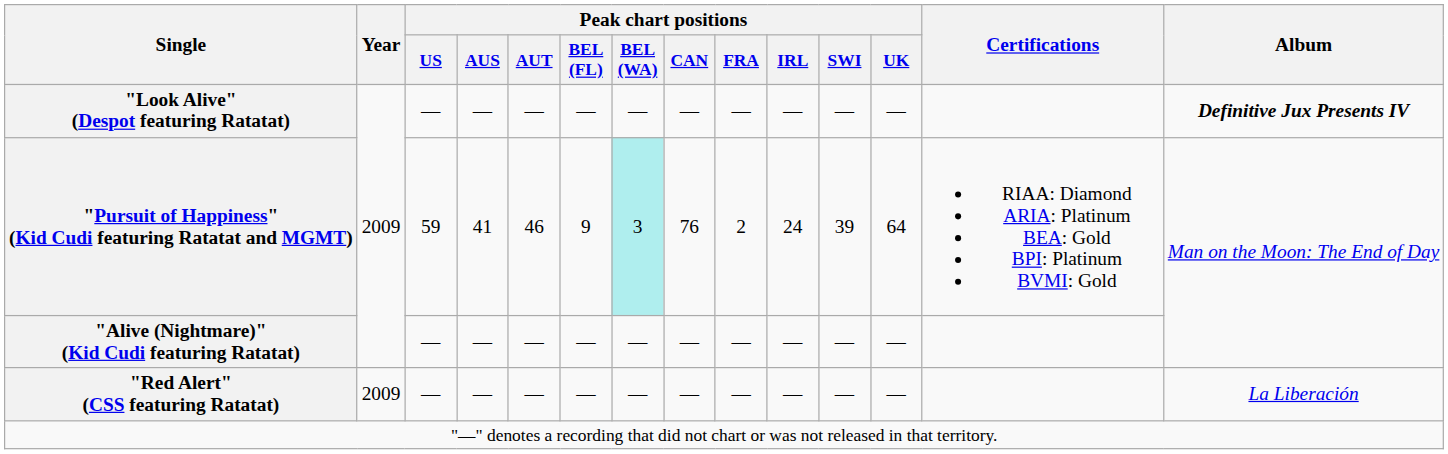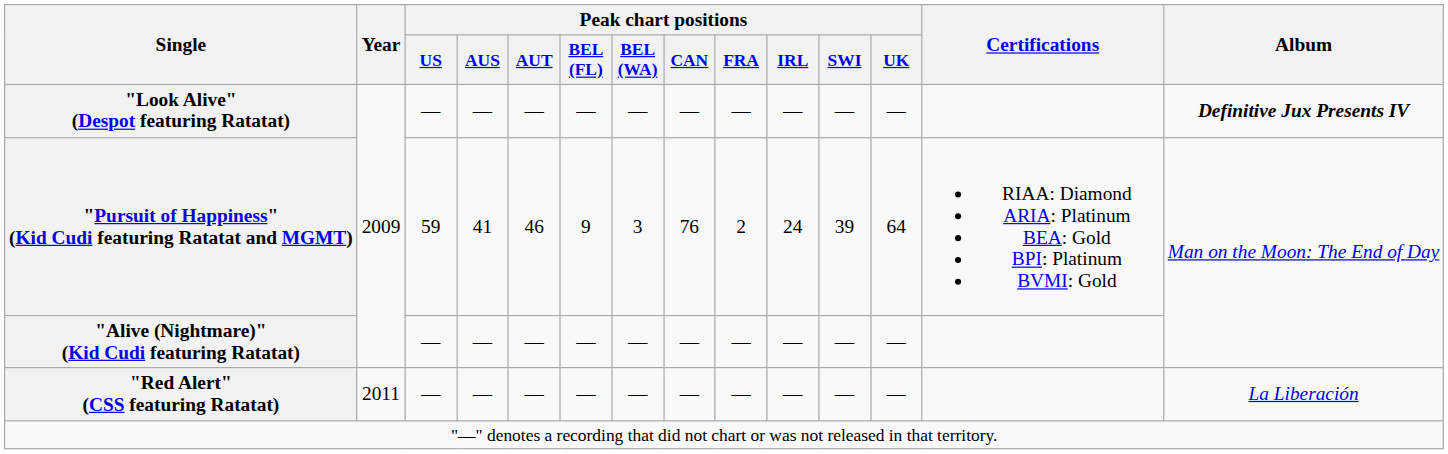(638, 226) paleturquoise background -> (638, 226) no background
(381, 394) 2009 -> (381, 394) 2011
